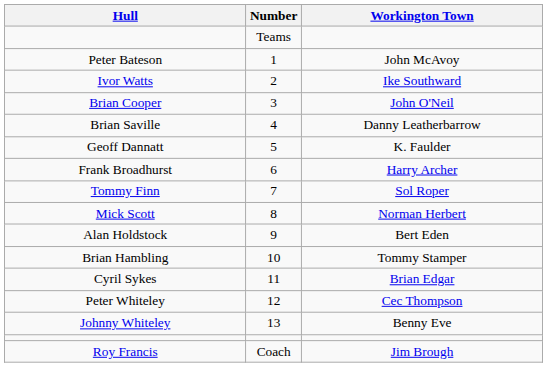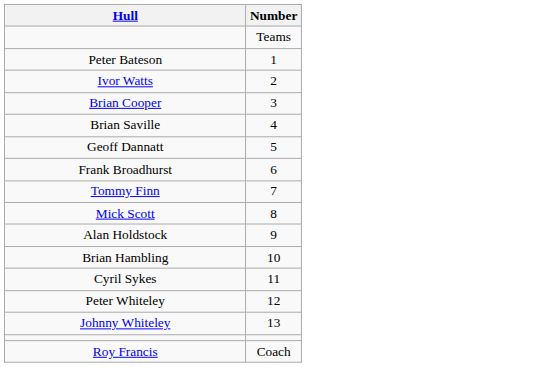- column: (422, 15)
